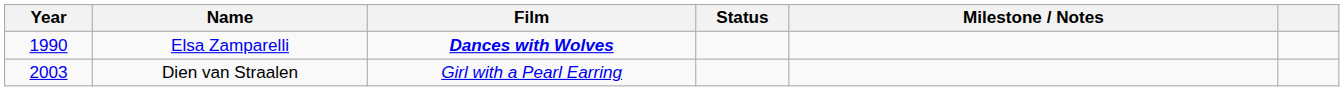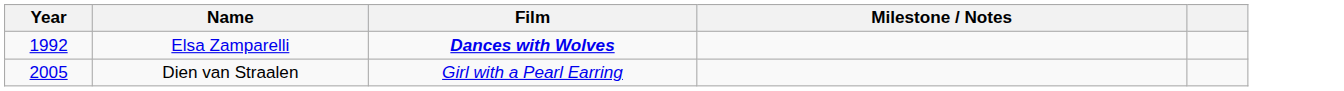- column: (742, 18)
(49, 45) 1990 -> (49, 45) 1992
(49, 72) 2003 -> (49, 72) 2005
